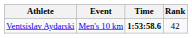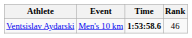(175, 26) 42 -> (175, 26) 46
